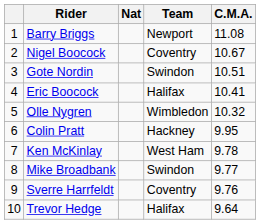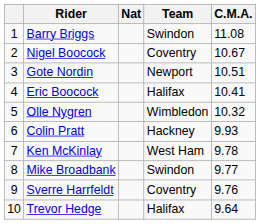(170, 33) Newport -> (170, 33) Swindon
(170, 72) Swindon -> (170, 72) Newport
(226, 131) 9.95 -> (226, 131) 9.93
